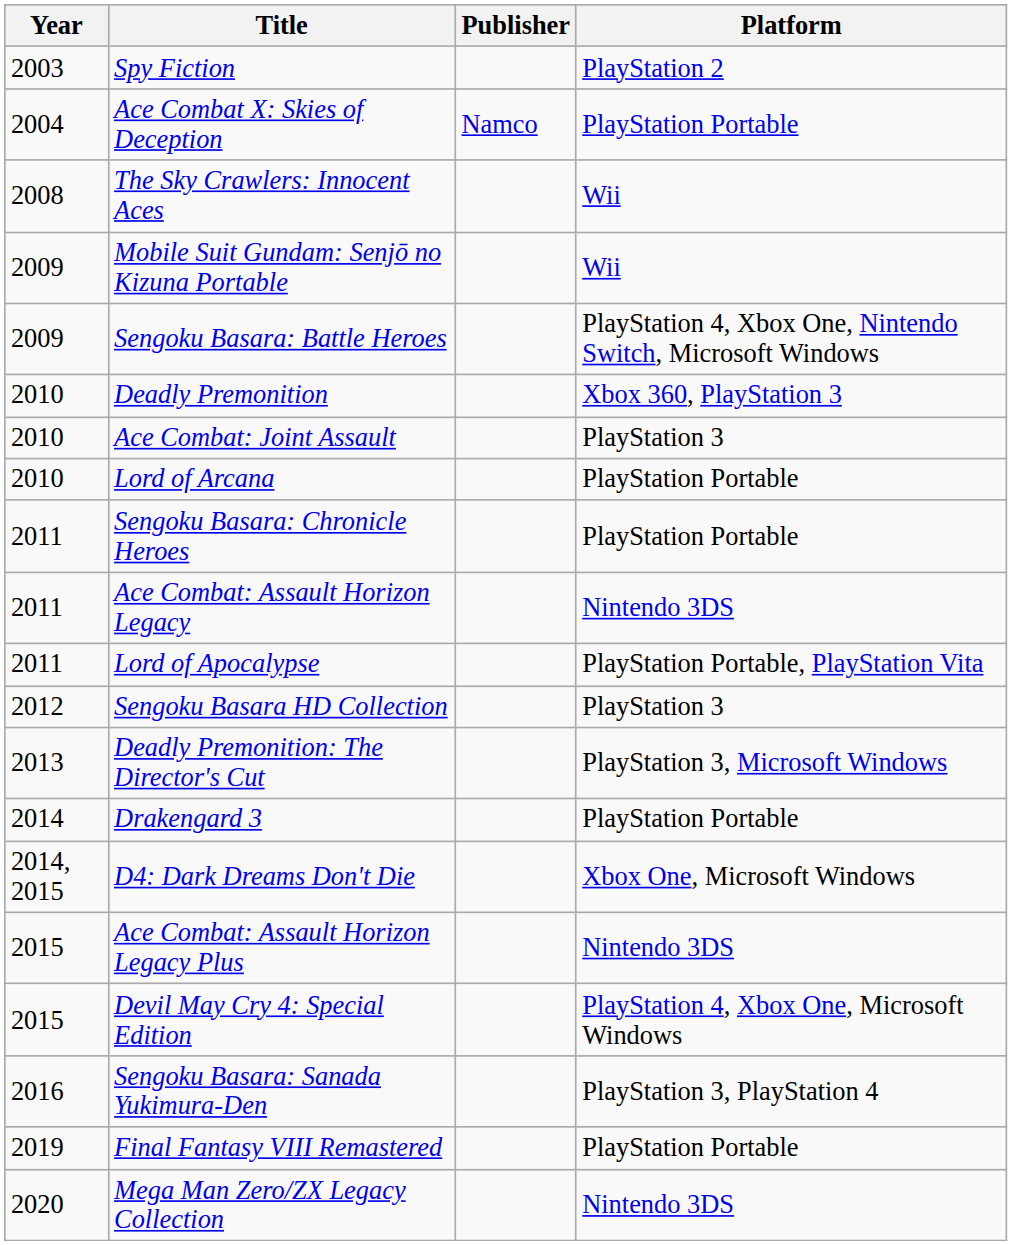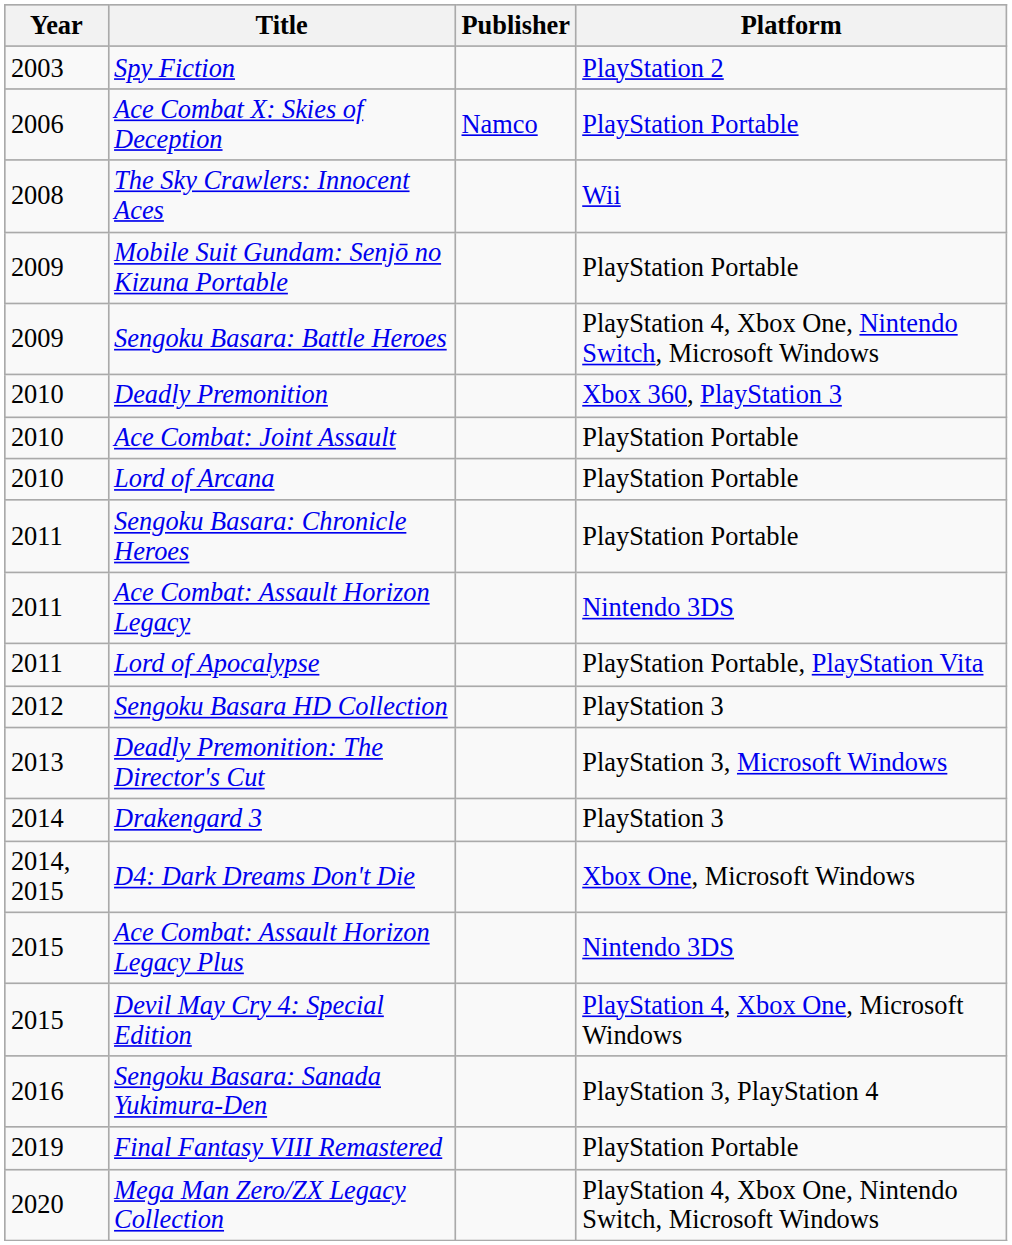(37, 124) 2004 -> (37, 124) 2006
(601, 267) Wii -> (690, 267) PlayStation Portable
(653, 437) PlayStation 3 -> (690, 437) PlayStation Portable
(690, 819) PlayStation Portable -> (653, 819) PlayStation 3
(658, 1204) Nintendo 3DS -> (770, 1204) PlayStation 4, Xbox One, Nintendo Switch, Microsoft Windows
